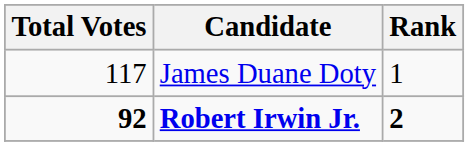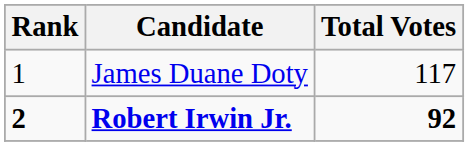columns swapped: (423, 27) <-> (79, 27)
